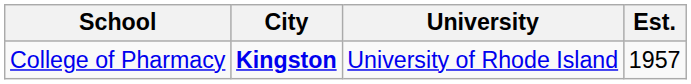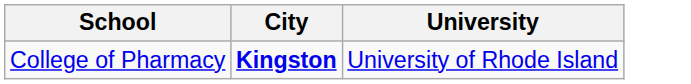- column: (655, 22)
